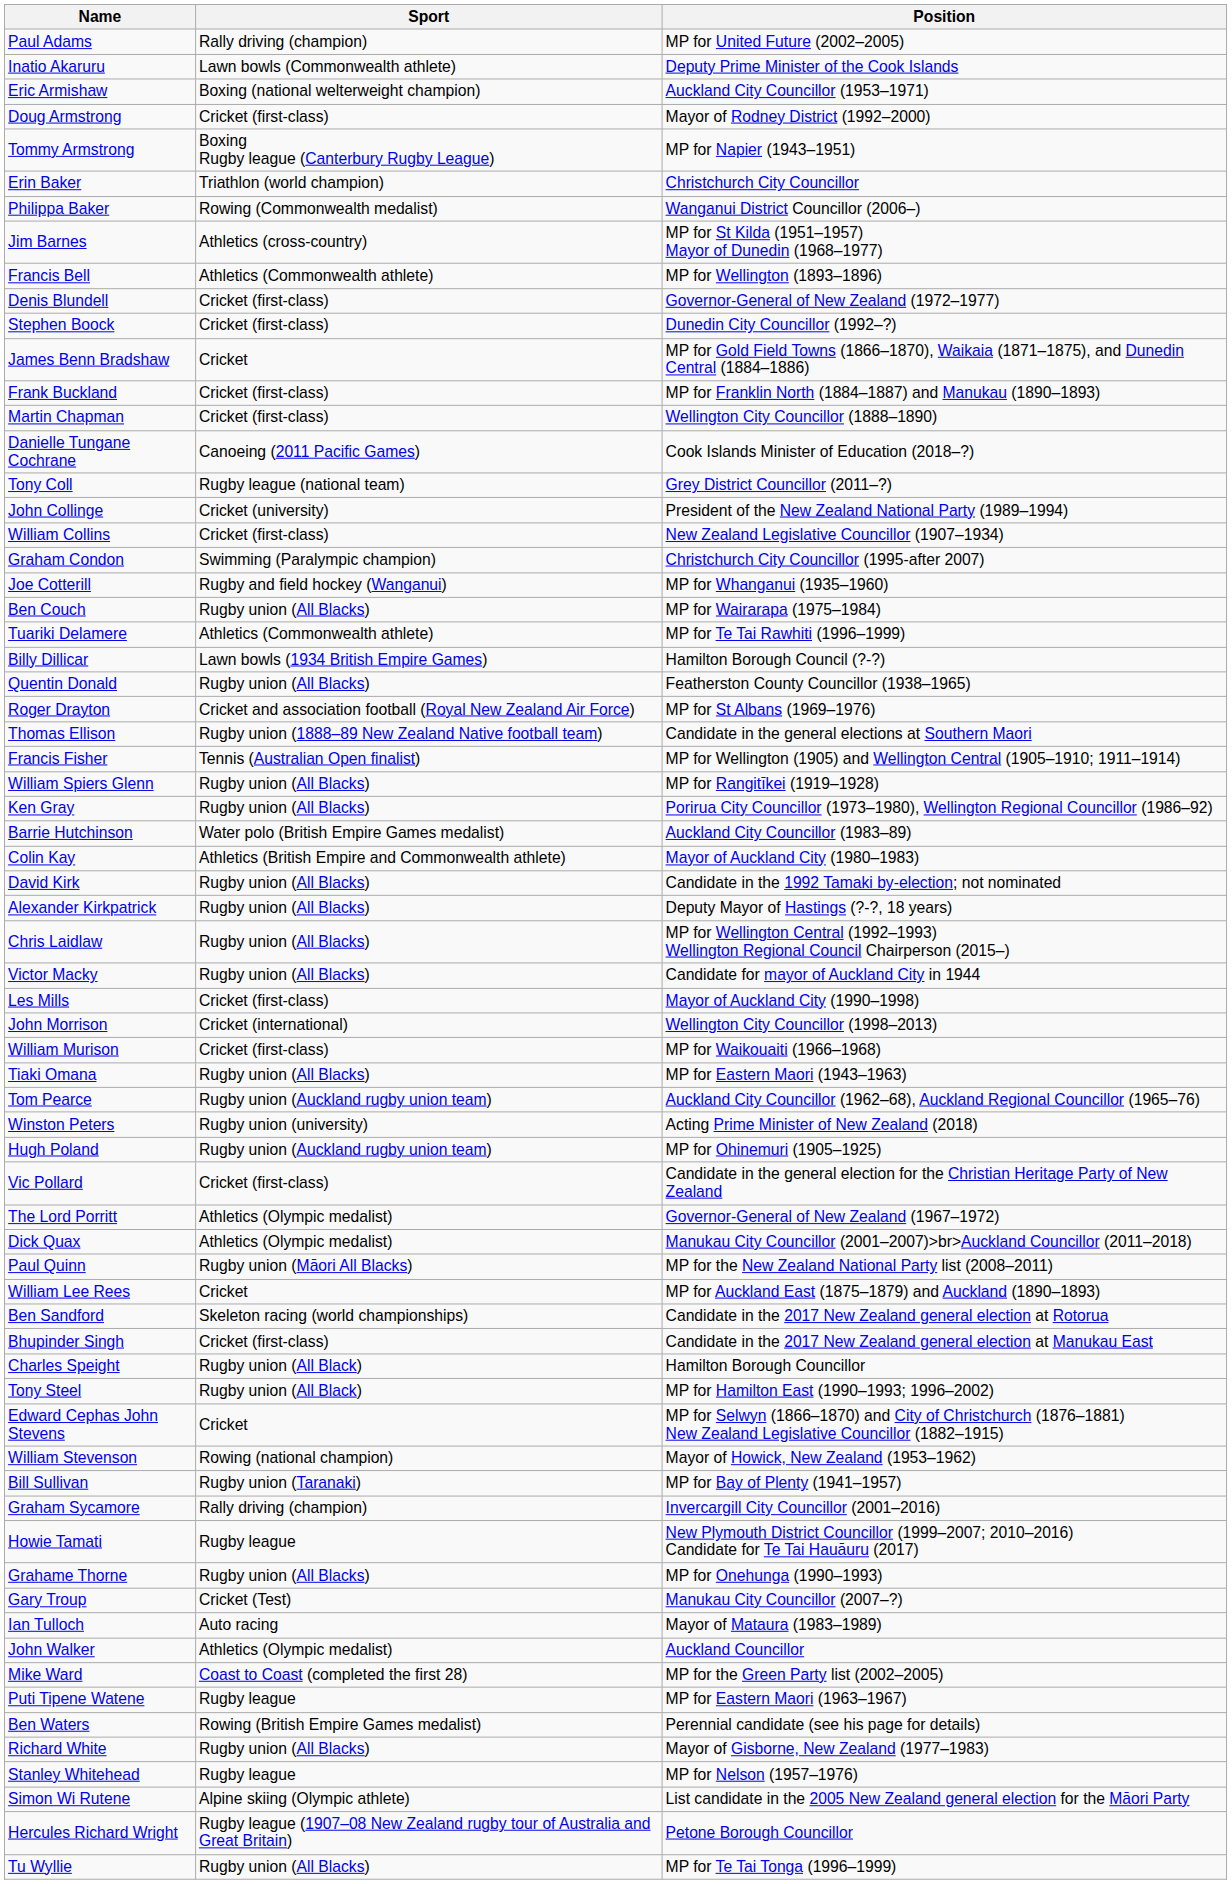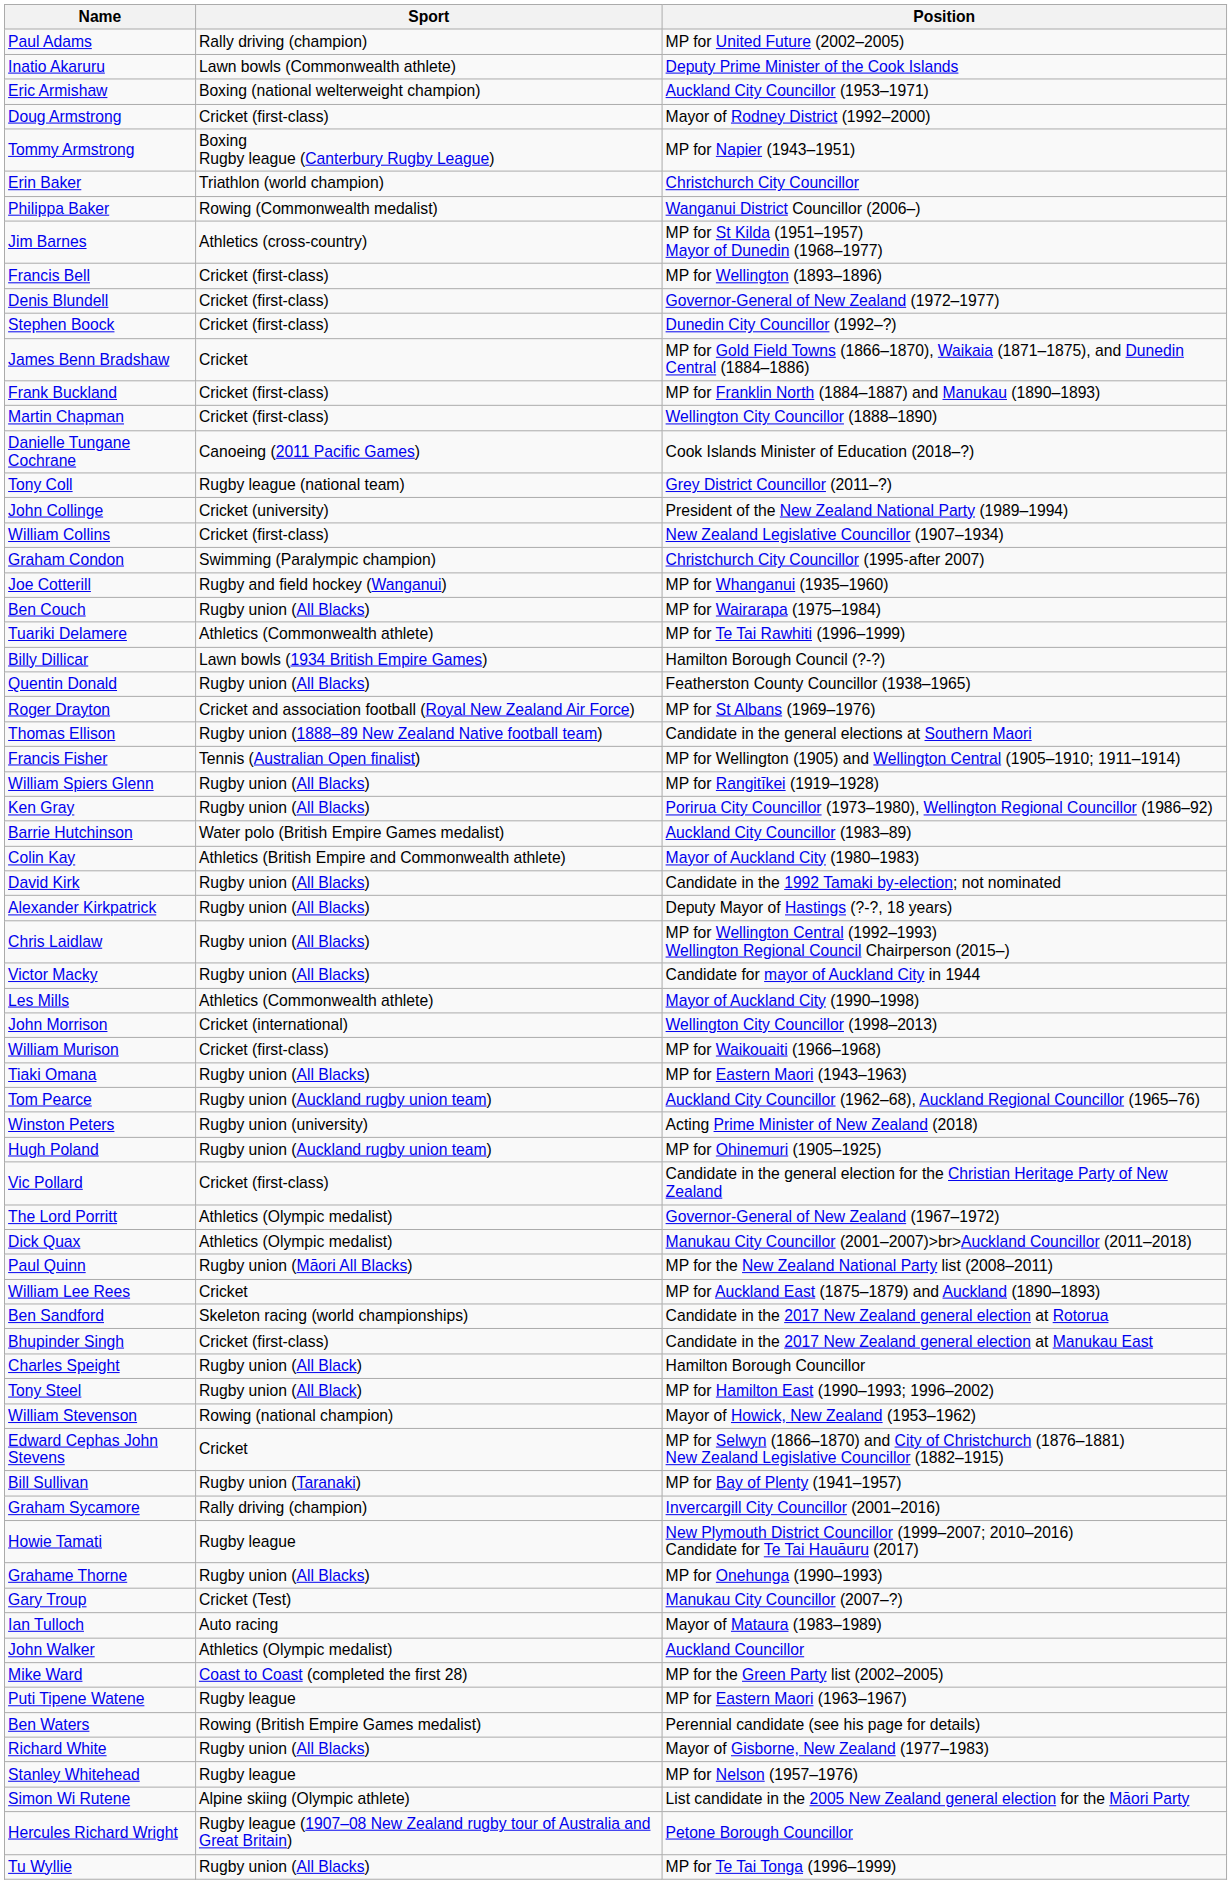(316, 276) Athletics (Commonwealth athlete) -> (264, 276) Cricket (first-class)
(264, 1000) Cricket (first-class) -> (316, 1000) Athletics (Commonwealth athlete)
rows swapped: (83, 1424) <-> (73, 1458)
